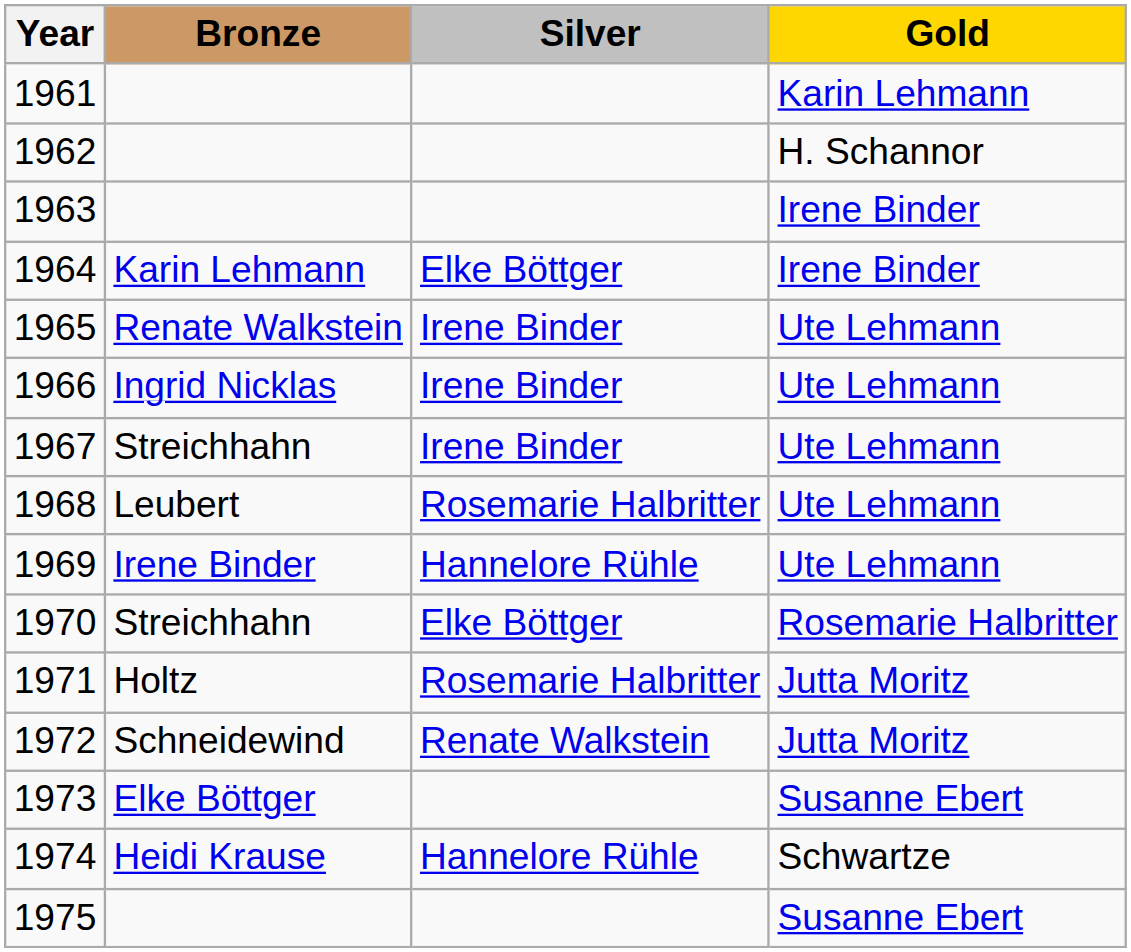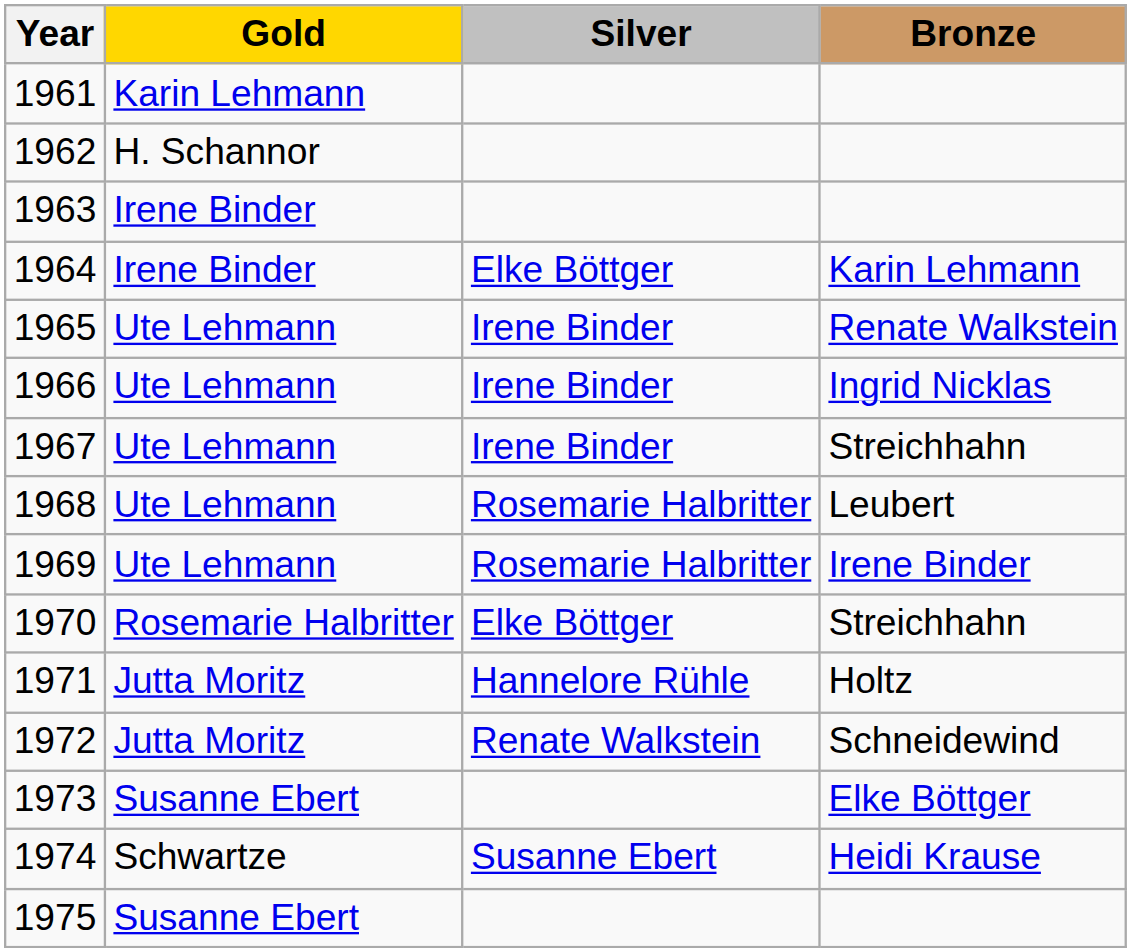columns swapped: (948, 33) <-> (258, 33)
(559, 563) Hannelore Rühle -> (641, 563) Rosemarie Halbritter
(590, 681) Rosemarie Halbritter -> (610, 681) Hannelore Rühle
(559, 858) Hannelore Rühle -> (594, 858) Susanne Ebert
